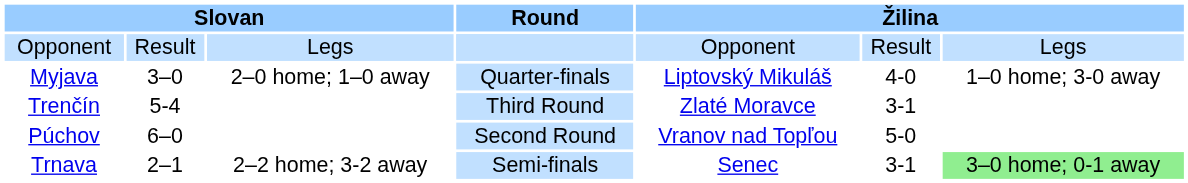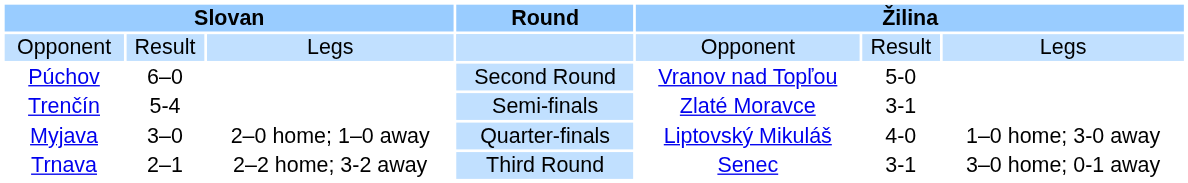rows swapped: (64, 135) <-> (64, 76)
(545, 106) Third Round -> (545, 106) Semi-finals
(545, 165) Semi-finals -> (545, 165) Third Round
(1063, 165) lightgreen background -> (1063, 165) no background
